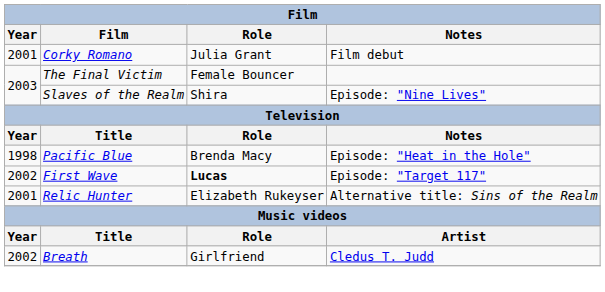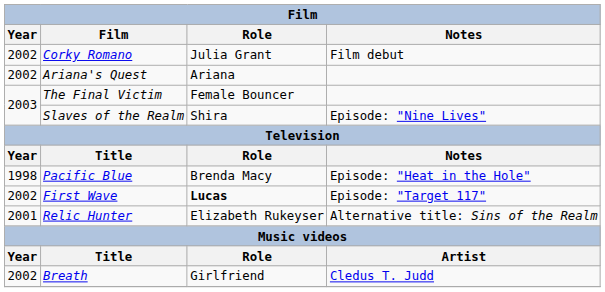(22, 55) 2001 -> (22, 55) 2002
+ row: (95, 75)
